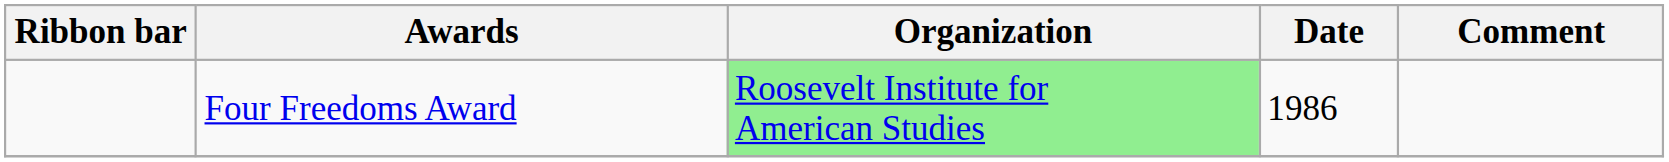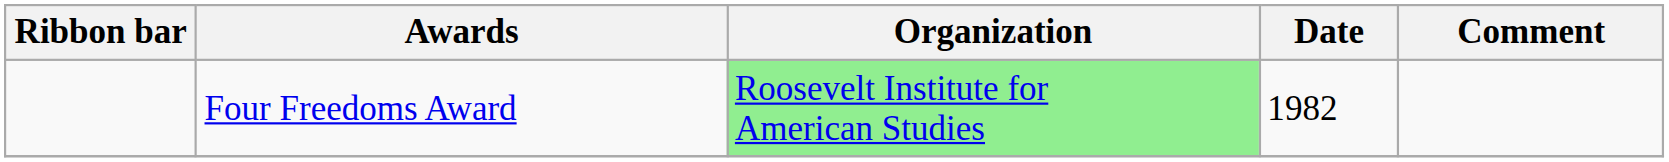(1302, 107) 1986 -> (1302, 107) 1982
